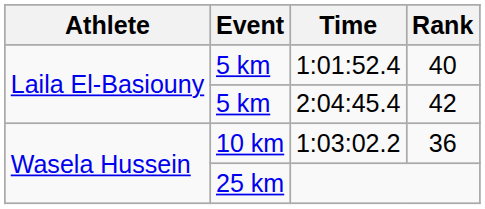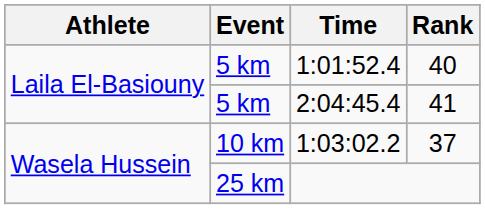(443, 104) 42 -> (443, 104) 41
(443, 144) 36 -> (443, 144) 37
